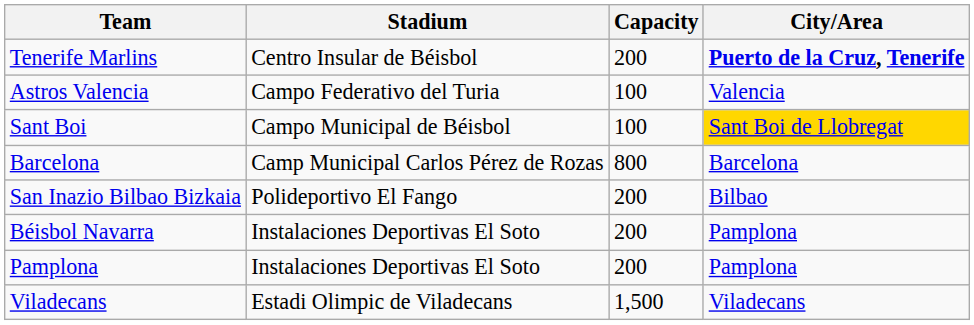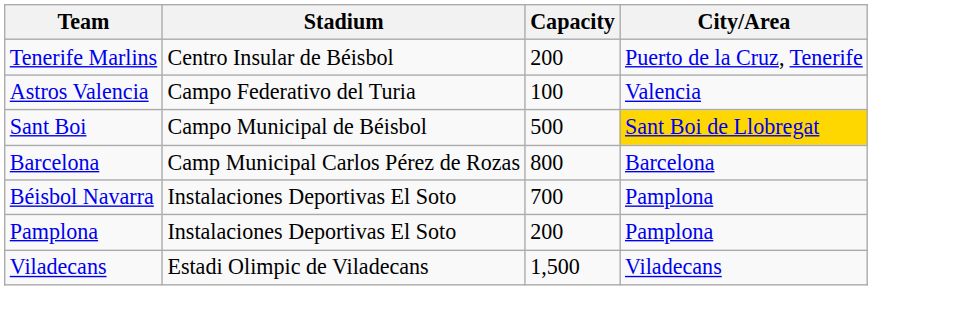(837, 57) bold -> (744, 57) normal
(630, 127) 100 -> (547, 127) 500
- row: (125, 197)
(630, 232) 200 -> (547, 197) 700
